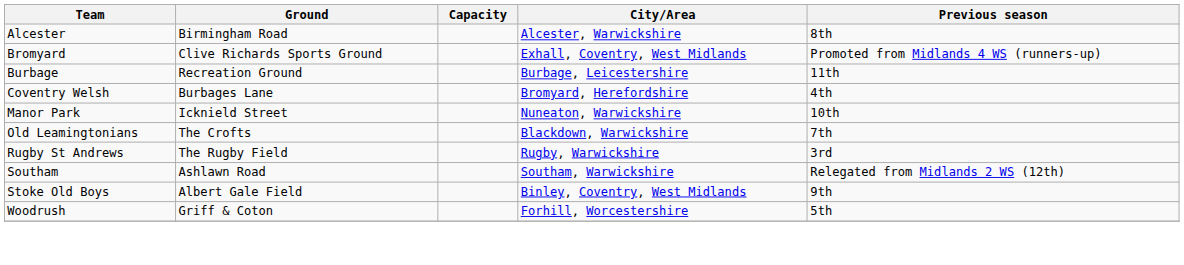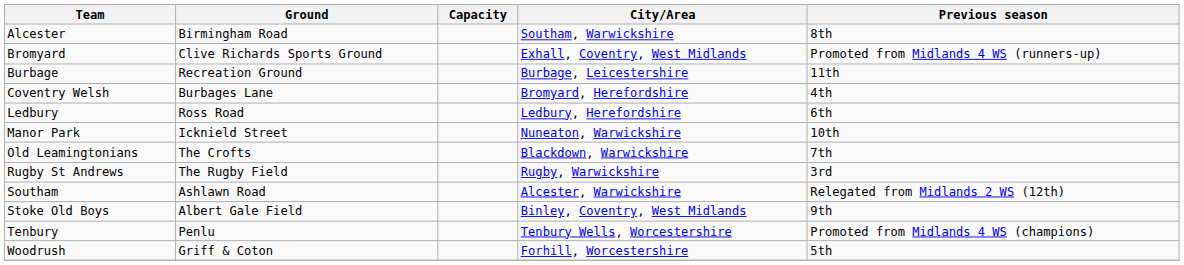(601, 34) Alcester, Warwickshire -> (597, 34) Southam, Warwickshire
+ row: (33, 113)
(597, 172) Southam, Warwickshire -> (601, 192) Alcester, Warwickshire
+ row: (33, 231)
